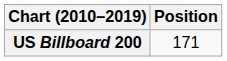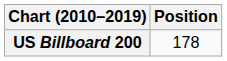(186, 42) 171 -> (186, 42) 178
